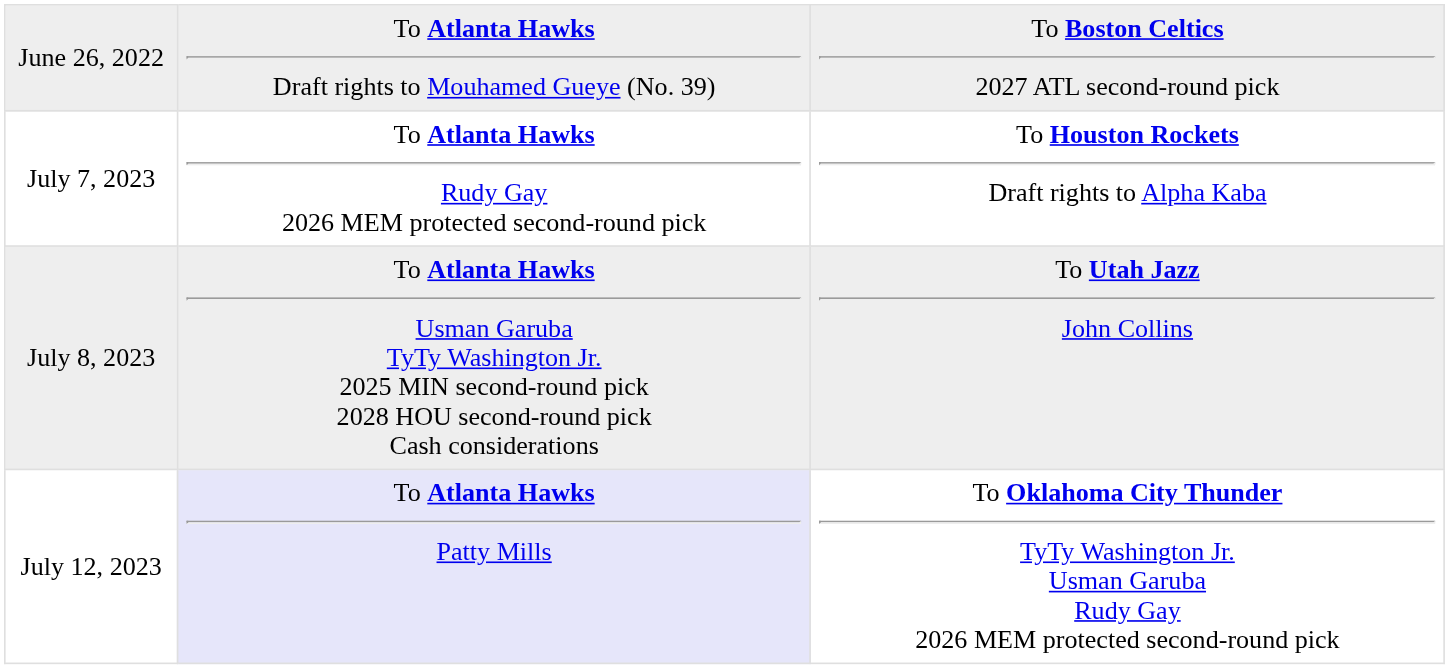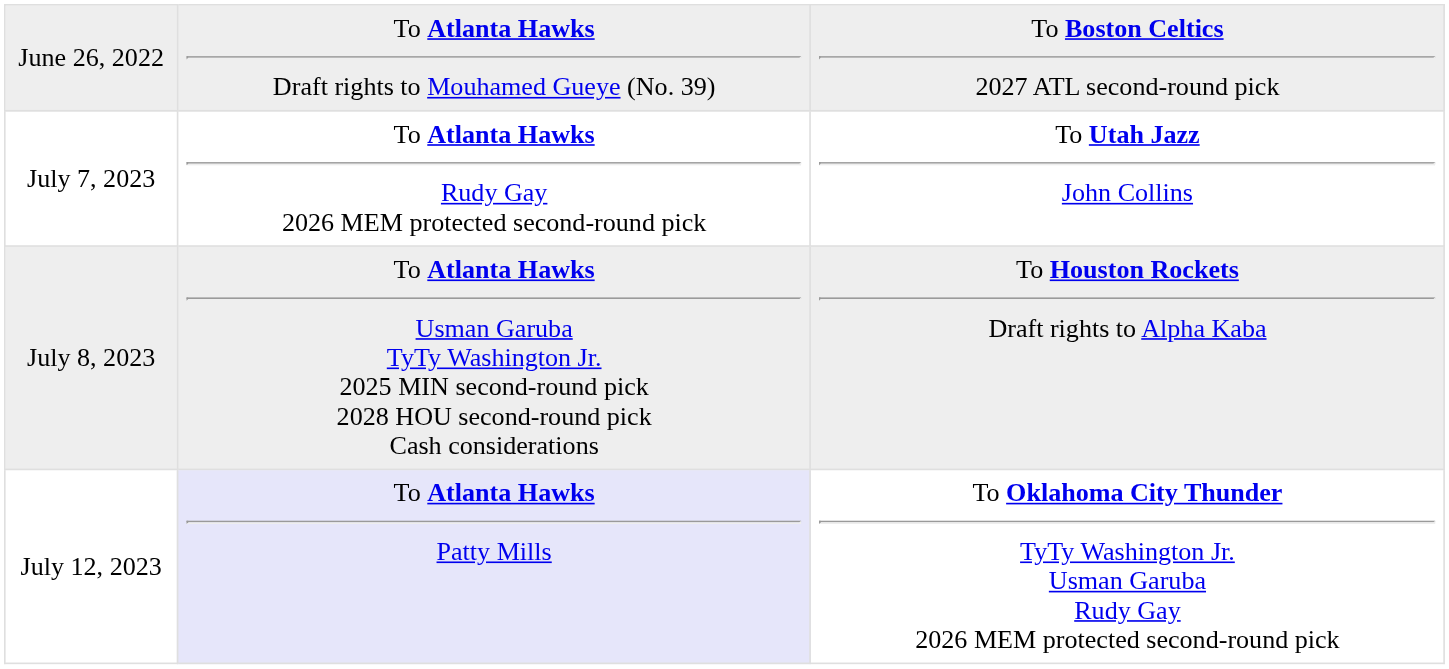(1127, 163) To Houston Rockets Draft rights to Alpha Kaba -> (1127, 163) To Utah Jazz John Collins
(1127, 298) To Utah Jazz John Collins -> (1127, 298) To Houston Rockets Draft rights to Alpha Kaba
